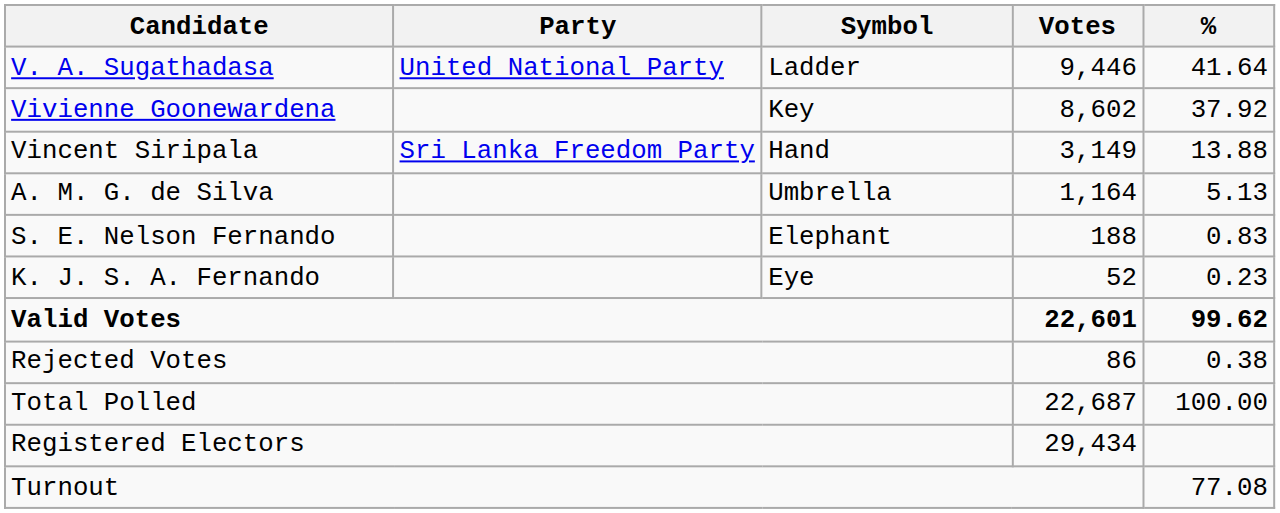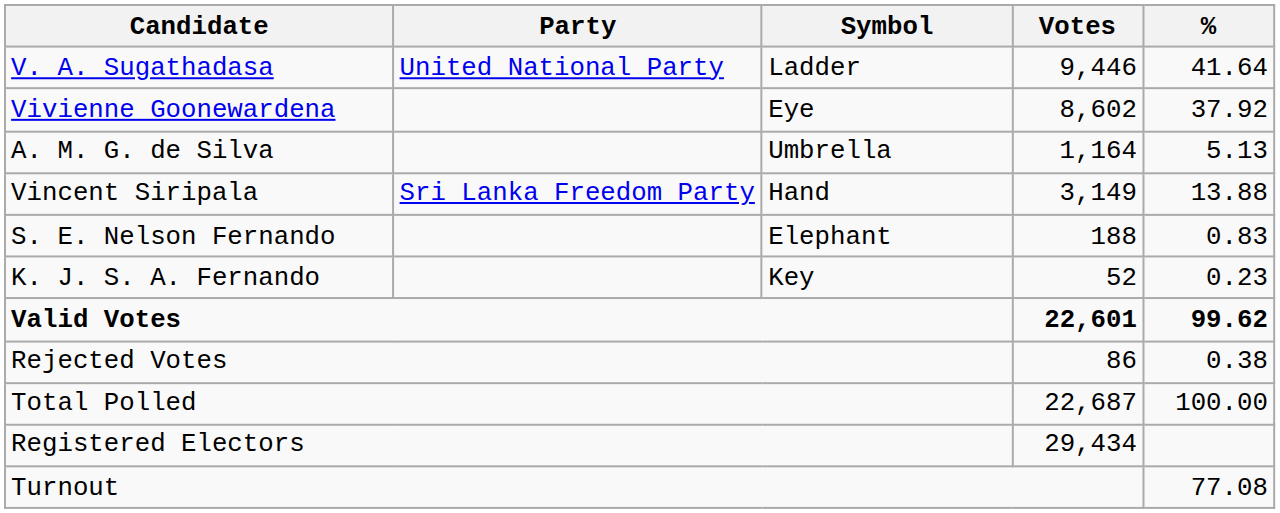(791, 110) Key -> (791, 110) Eye
rows swapped: (135, 152) <-> (142, 194)
(791, 278) Eye -> (791, 278) Key
